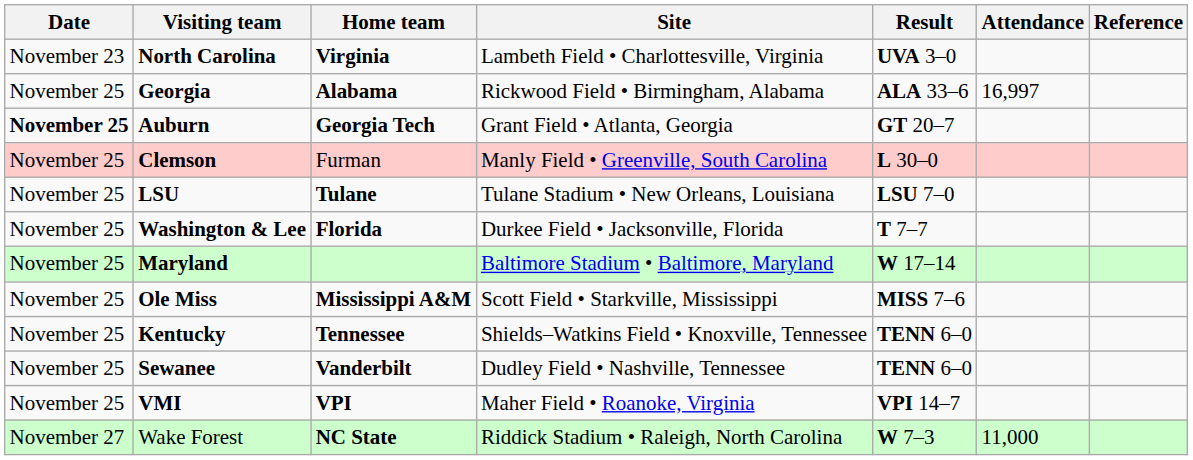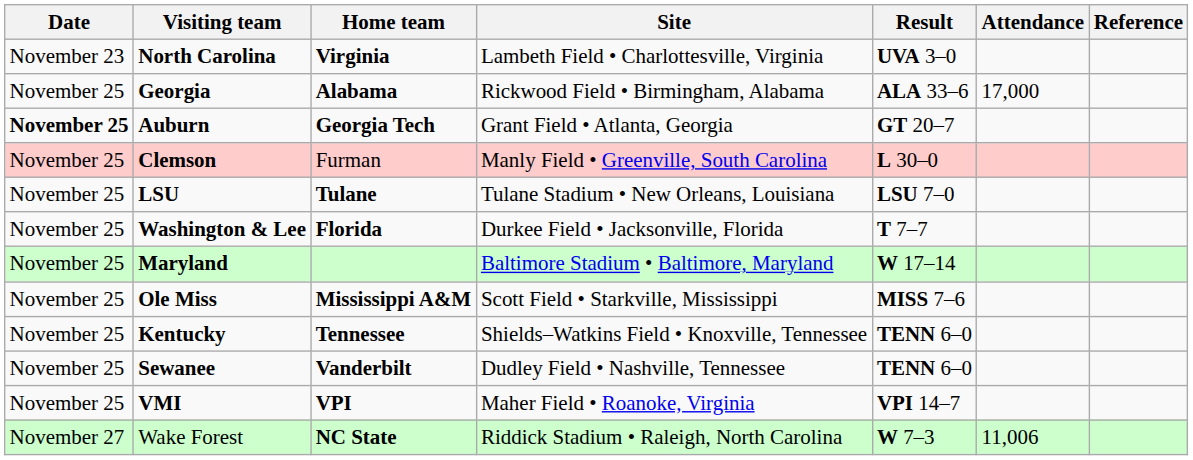(1010, 91) 16,997 -> (1010, 91) 17,000
(1010, 437) 11,000 -> (1010, 437) 11,006
